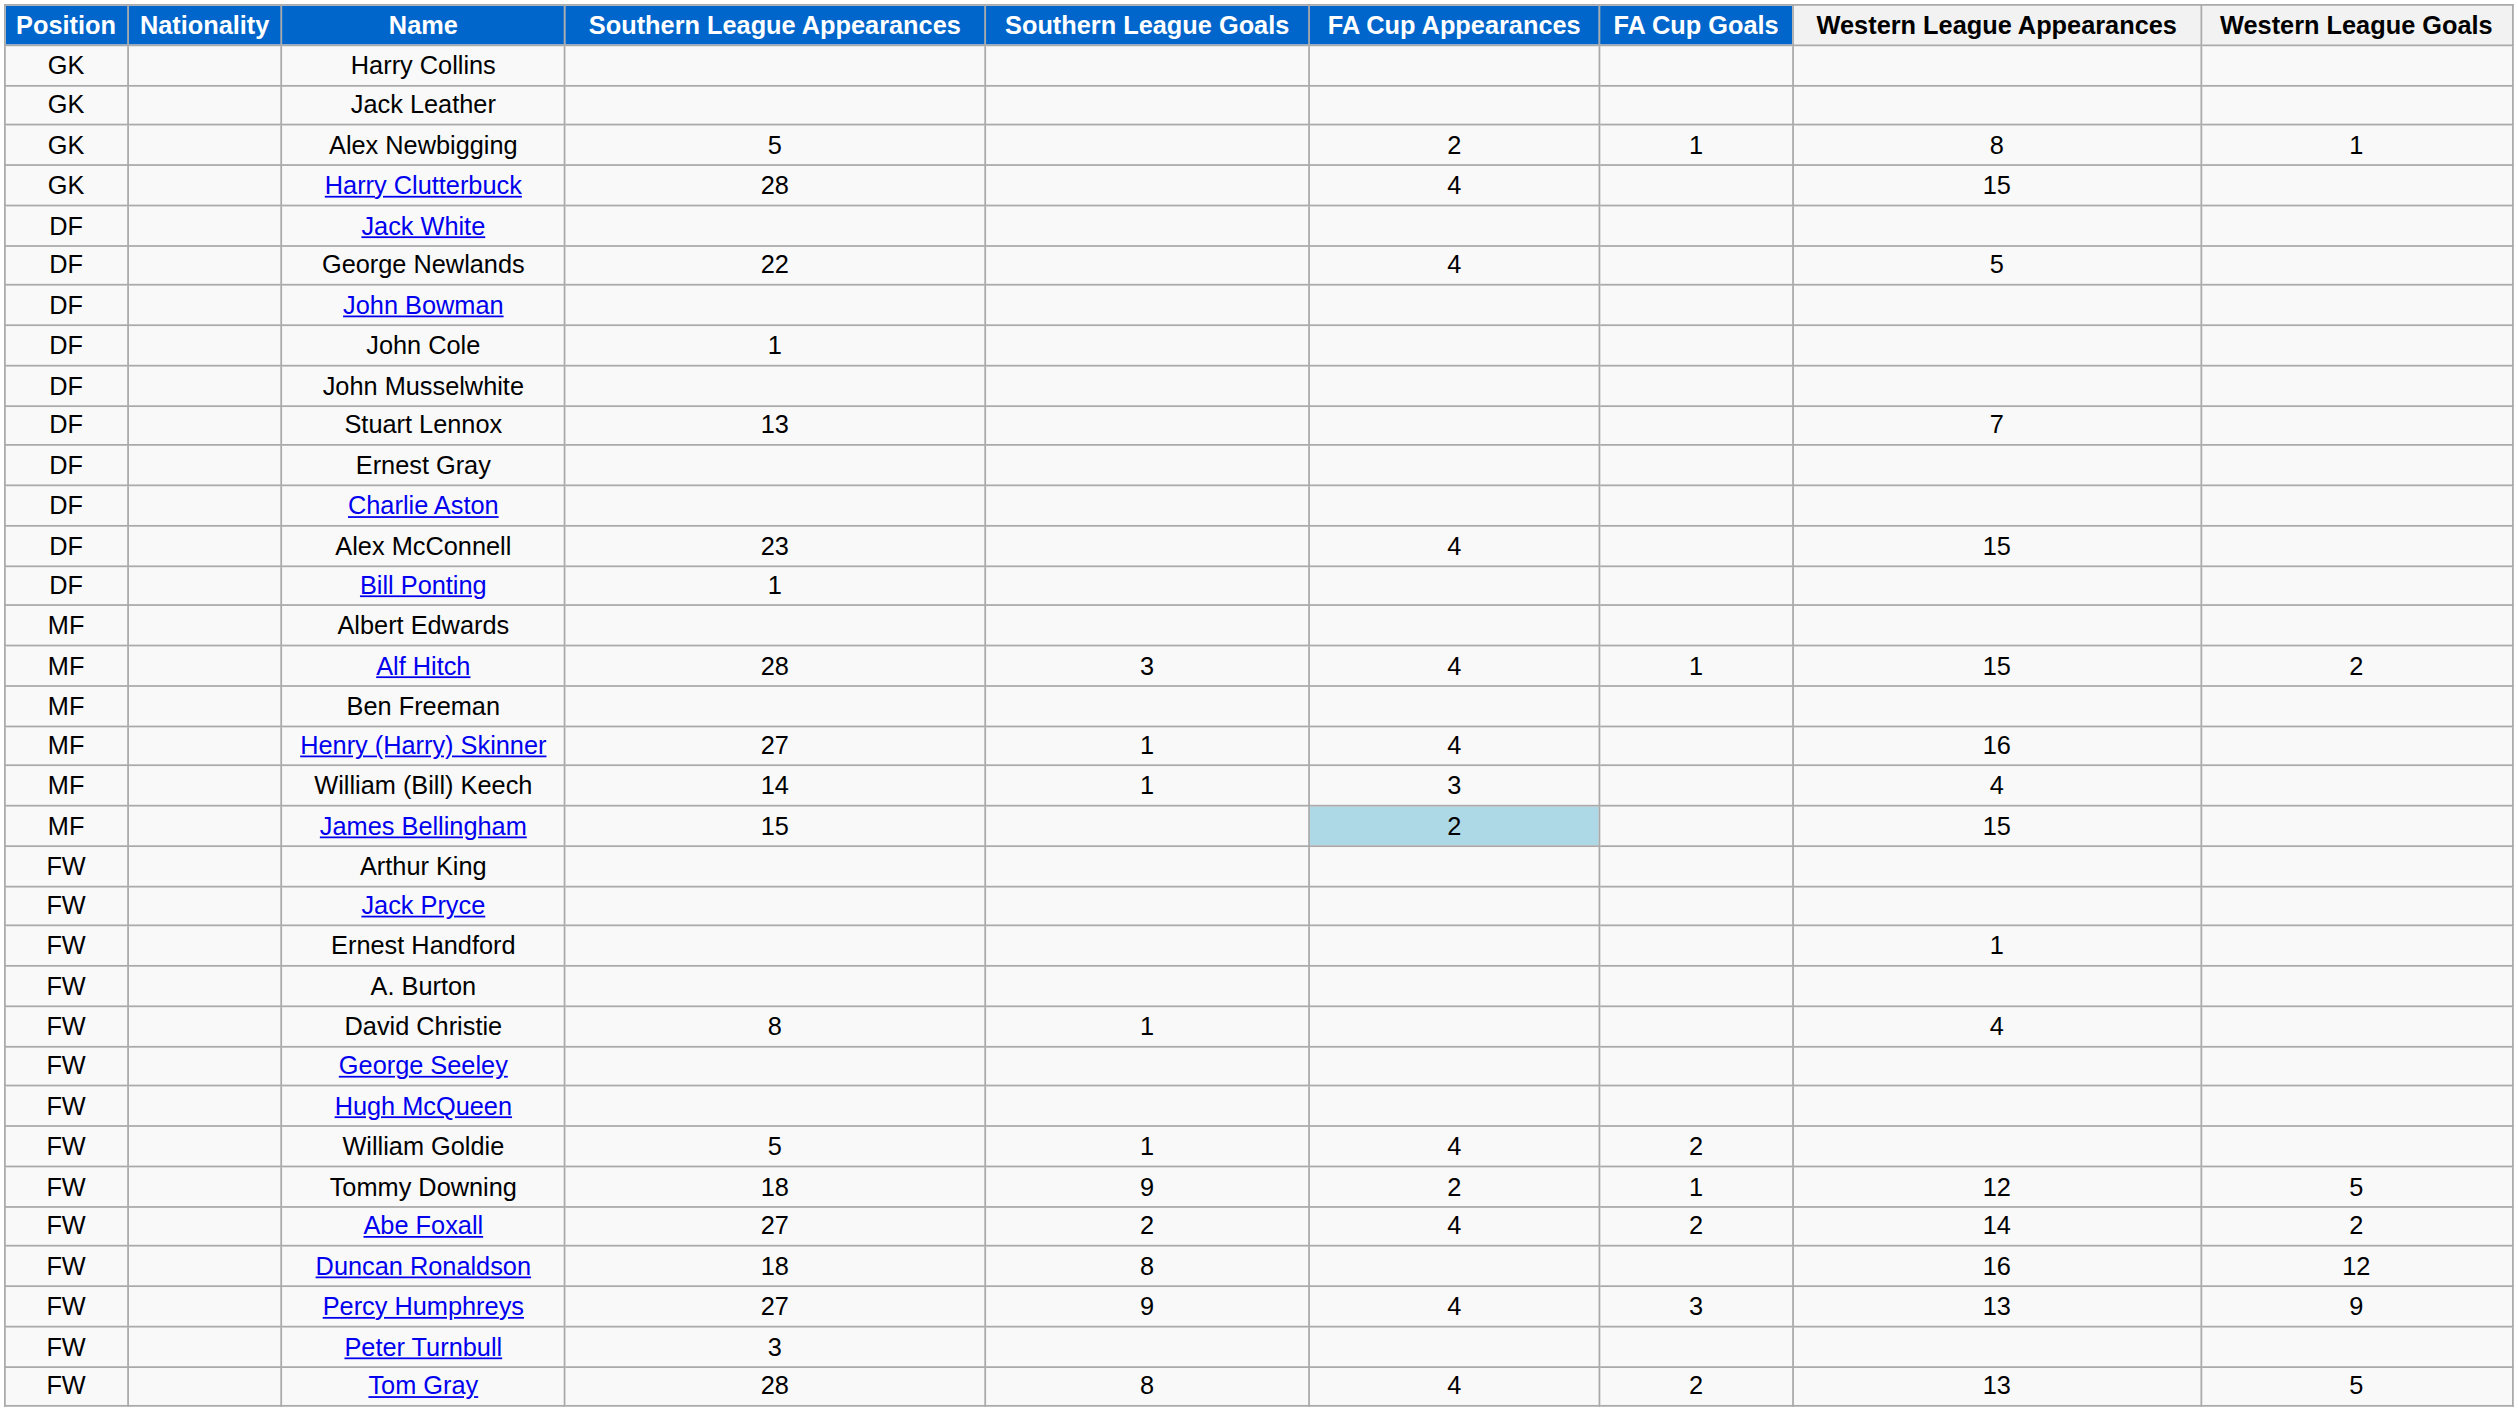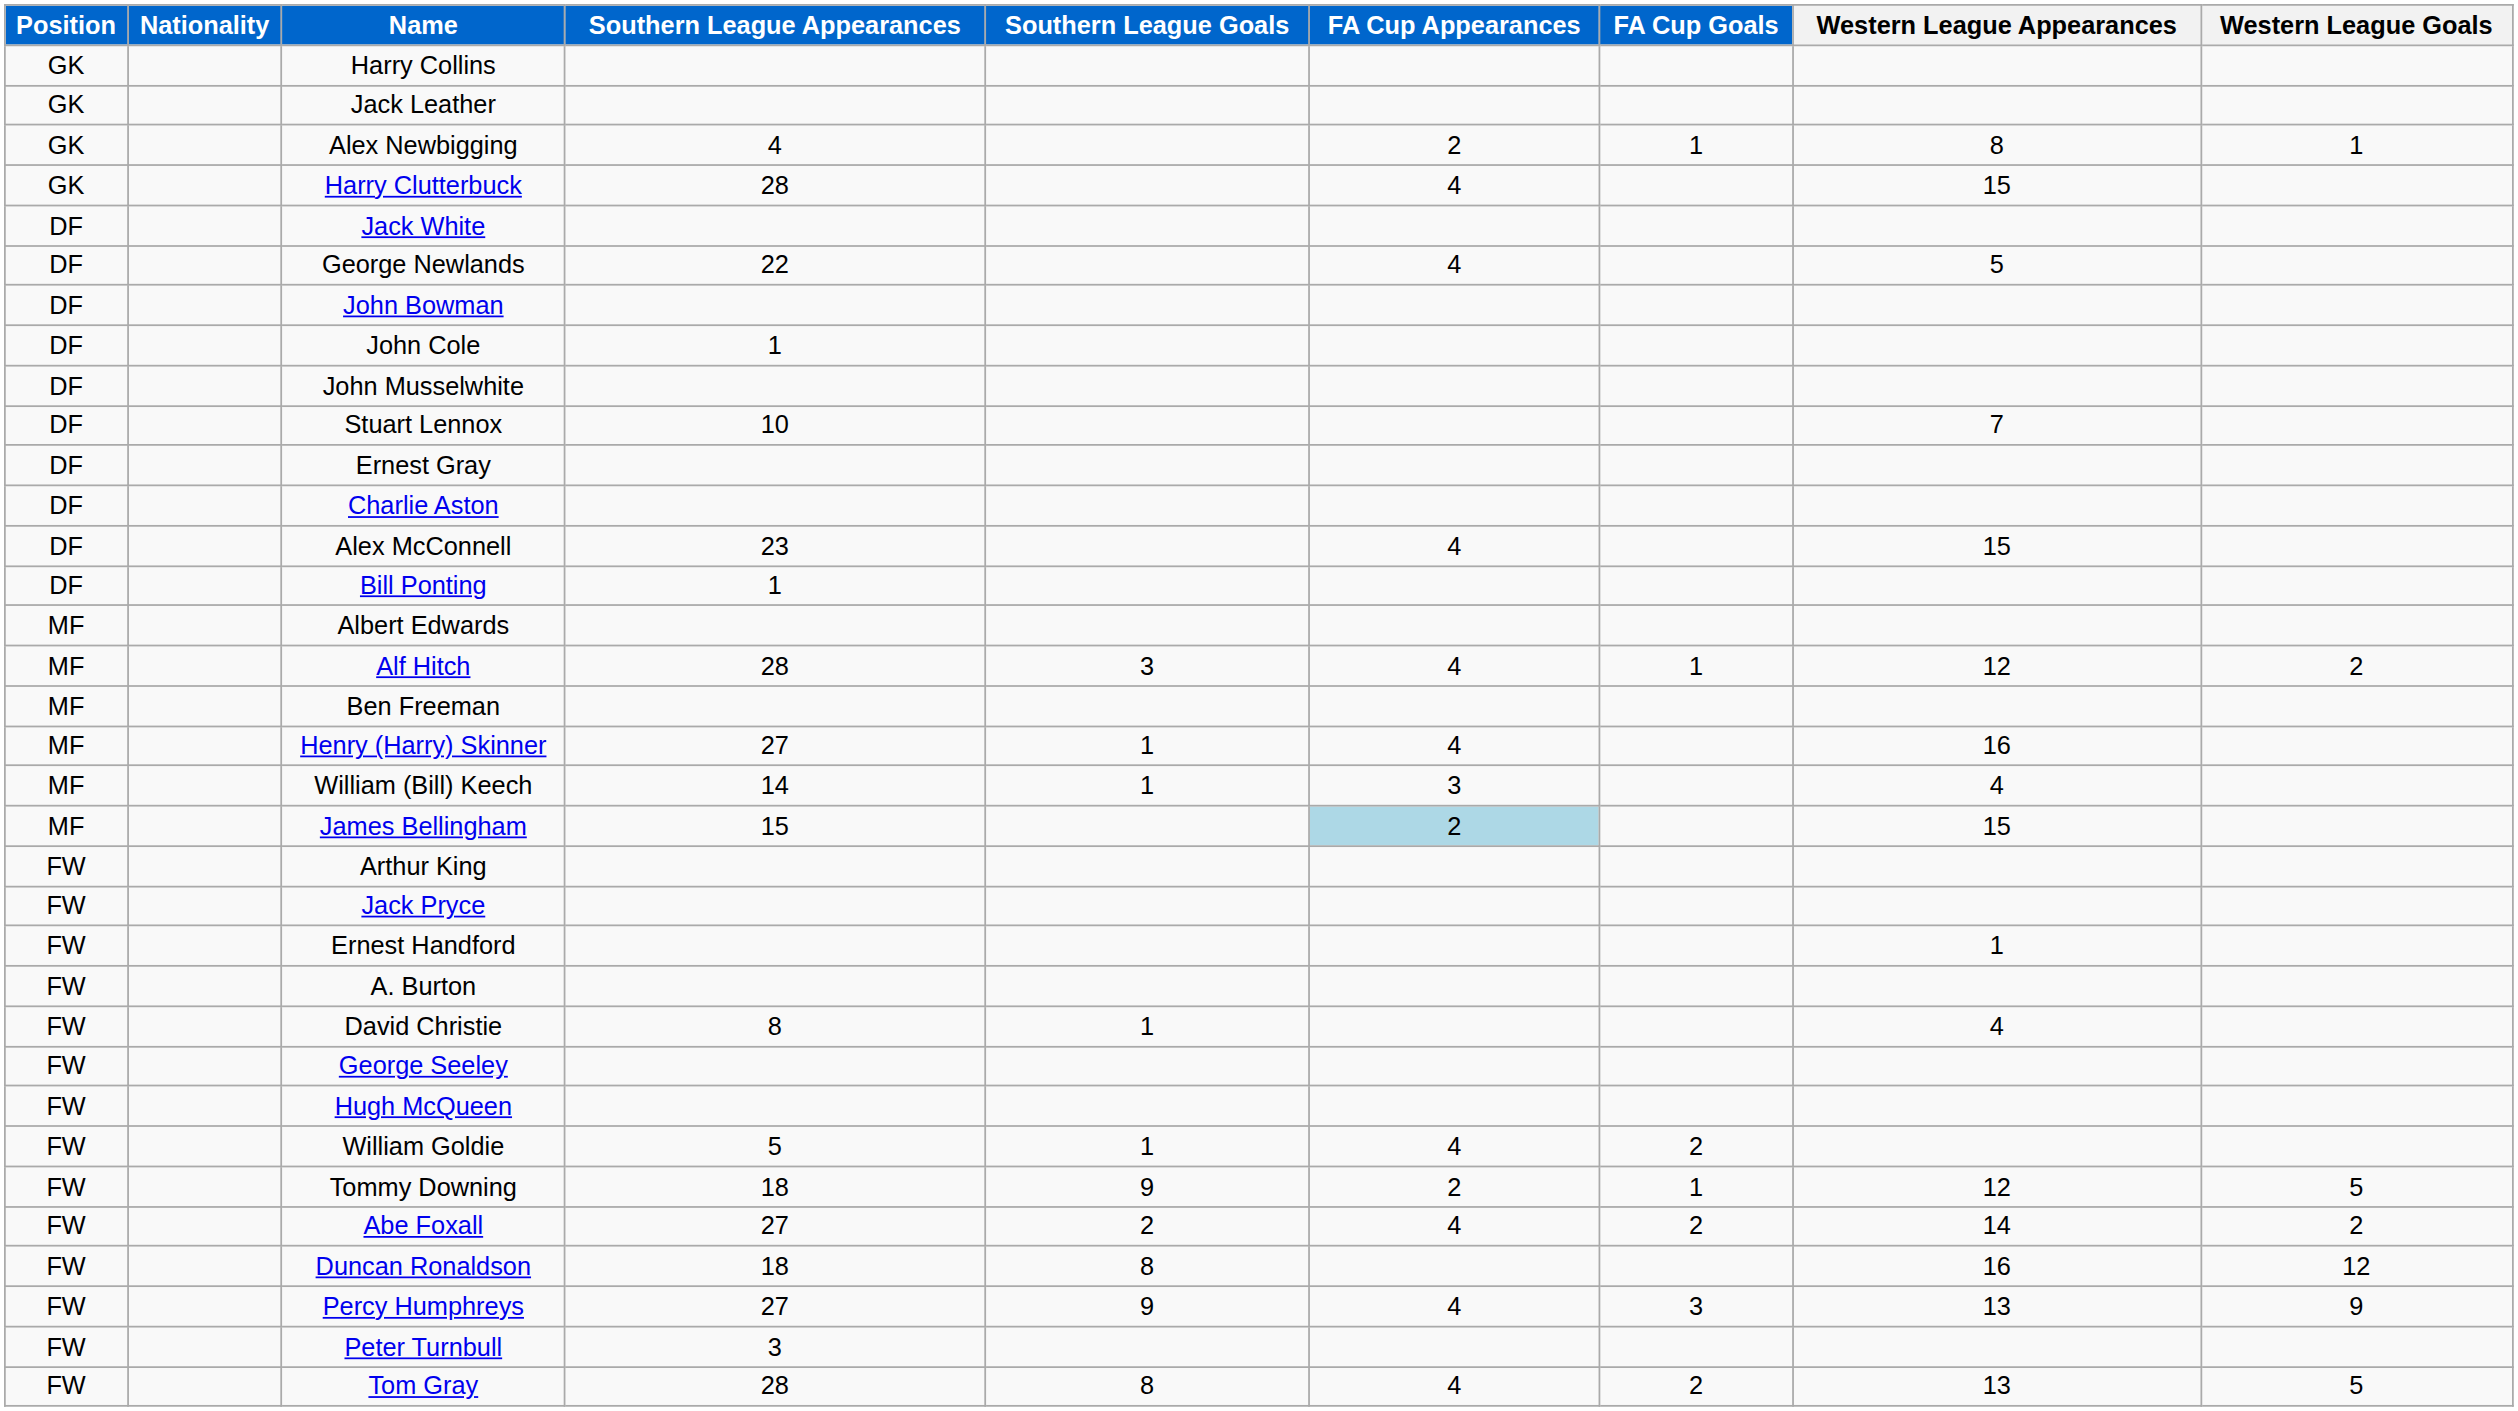(775, 145) 5 -> (775, 145) 4
(775, 426) 13 -> (775, 426) 10
(1997, 666) 15 -> (1997, 666) 12
